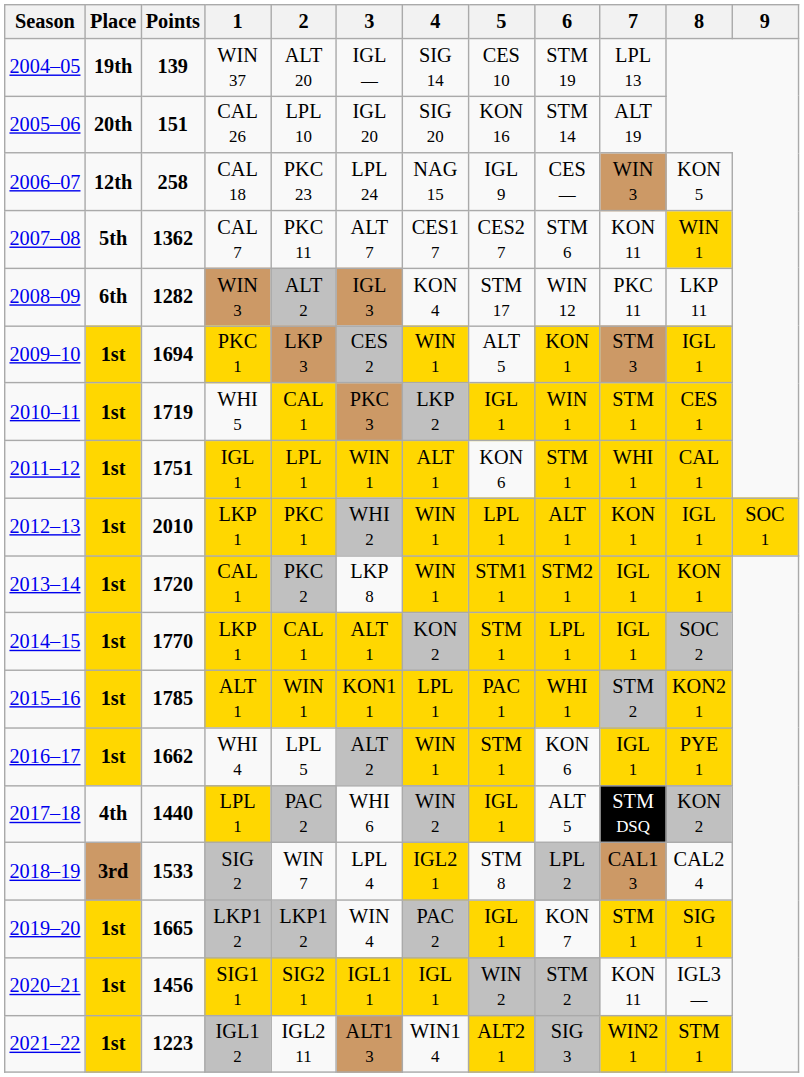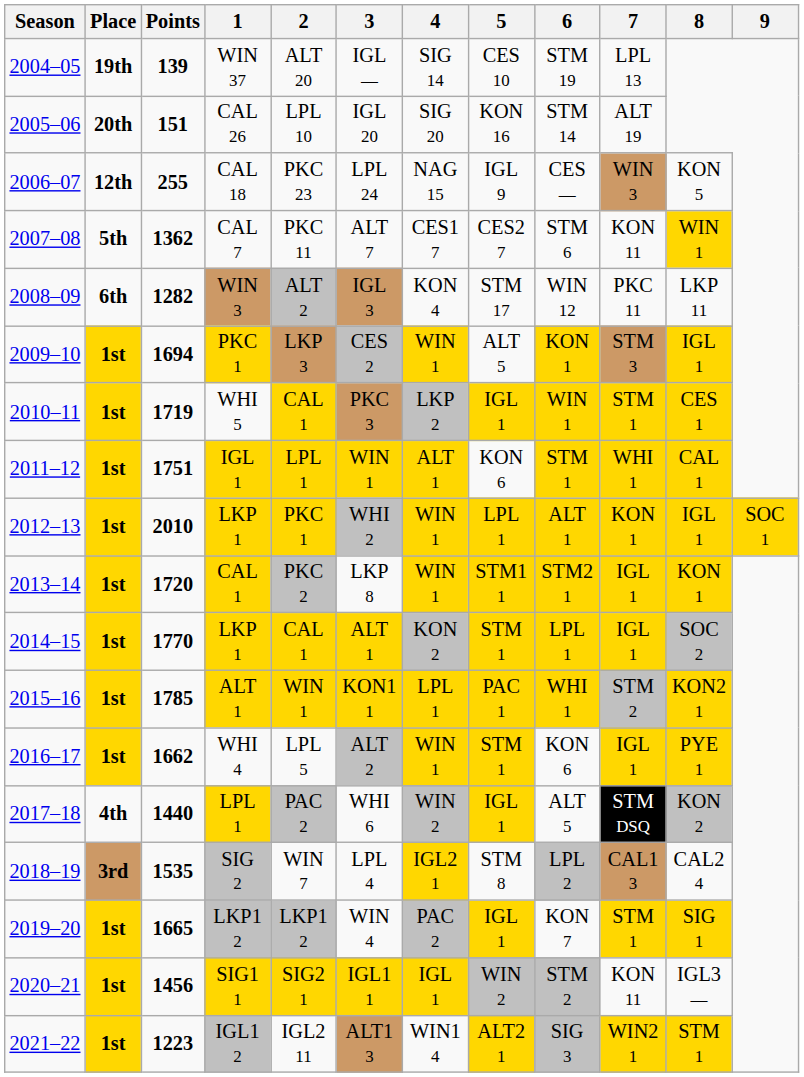(173, 182) 258 -> (173, 182) 255
(173, 871) 1533 -> (173, 871) 1535
